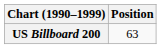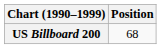(132, 33) 63 -> (132, 33) 68
